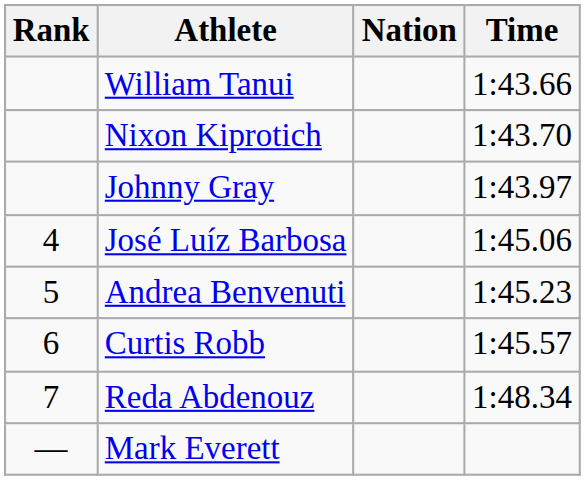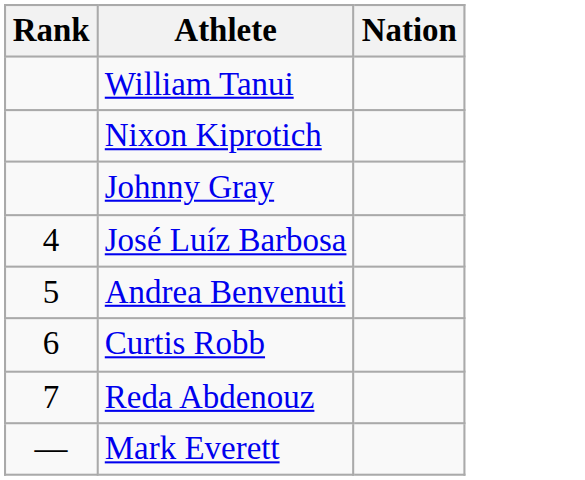- column: (522, 30)
